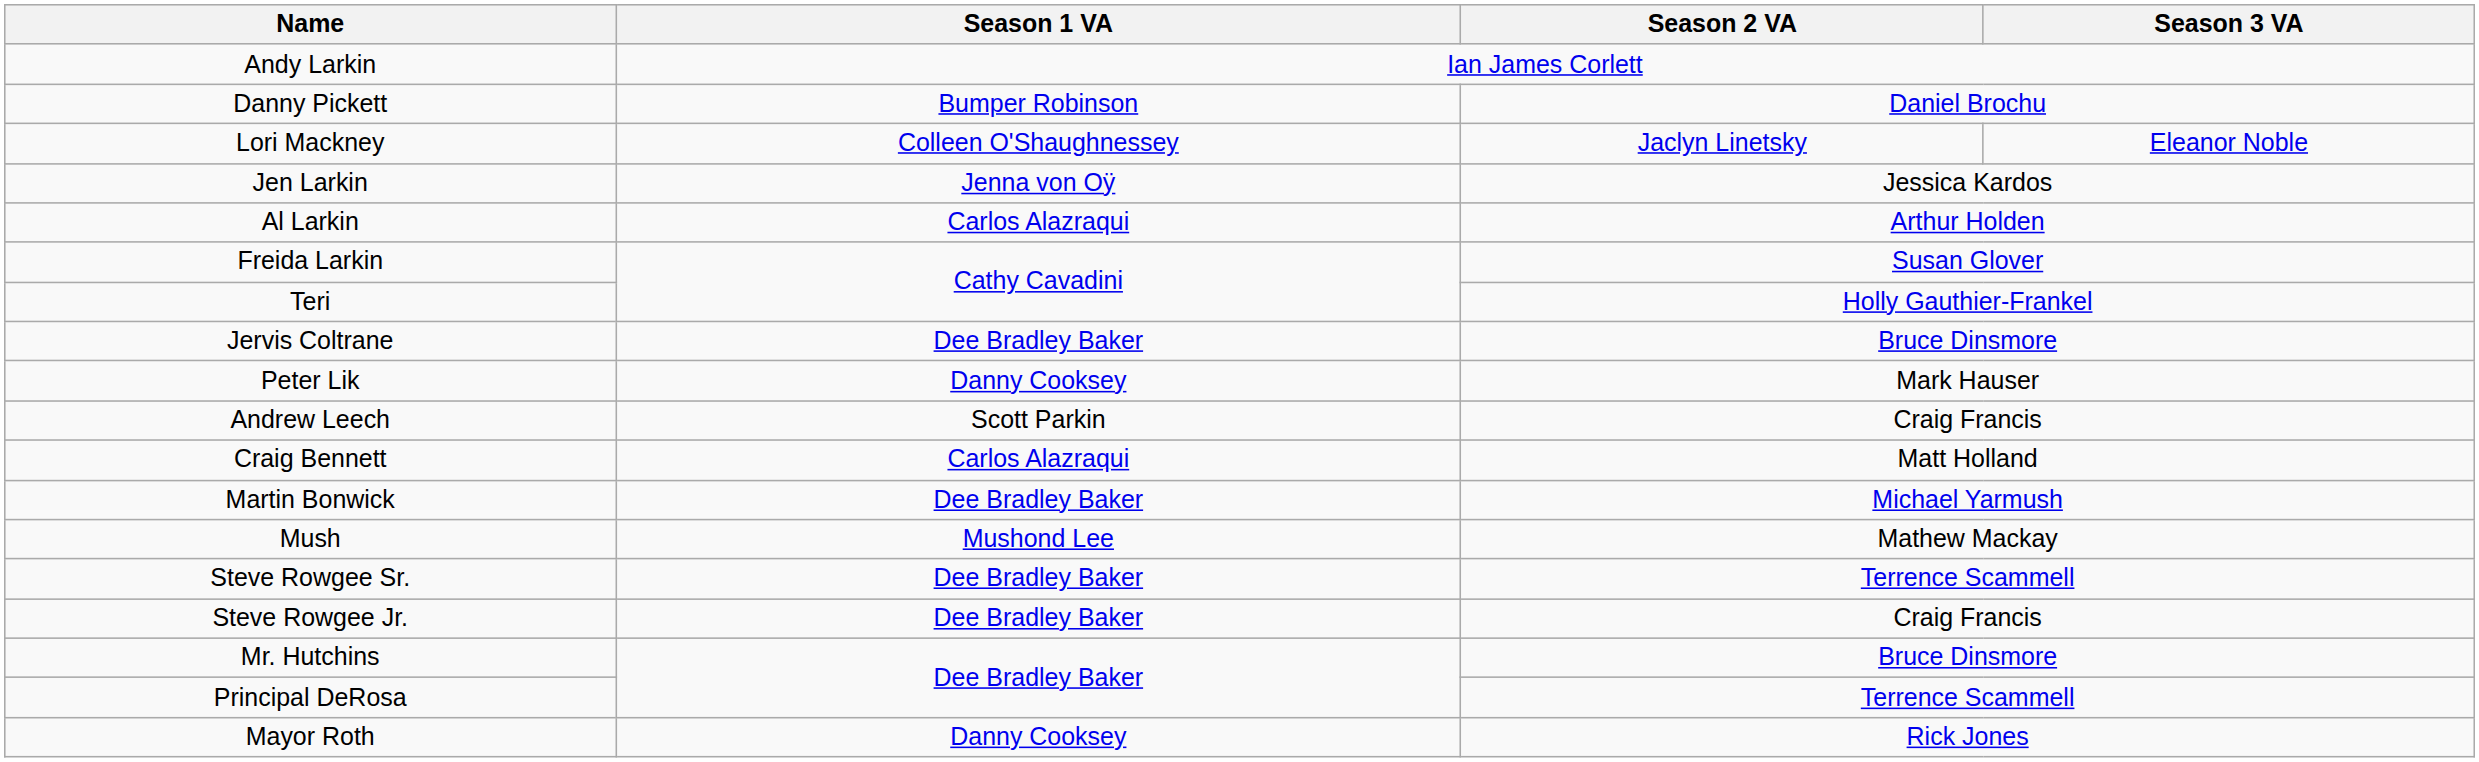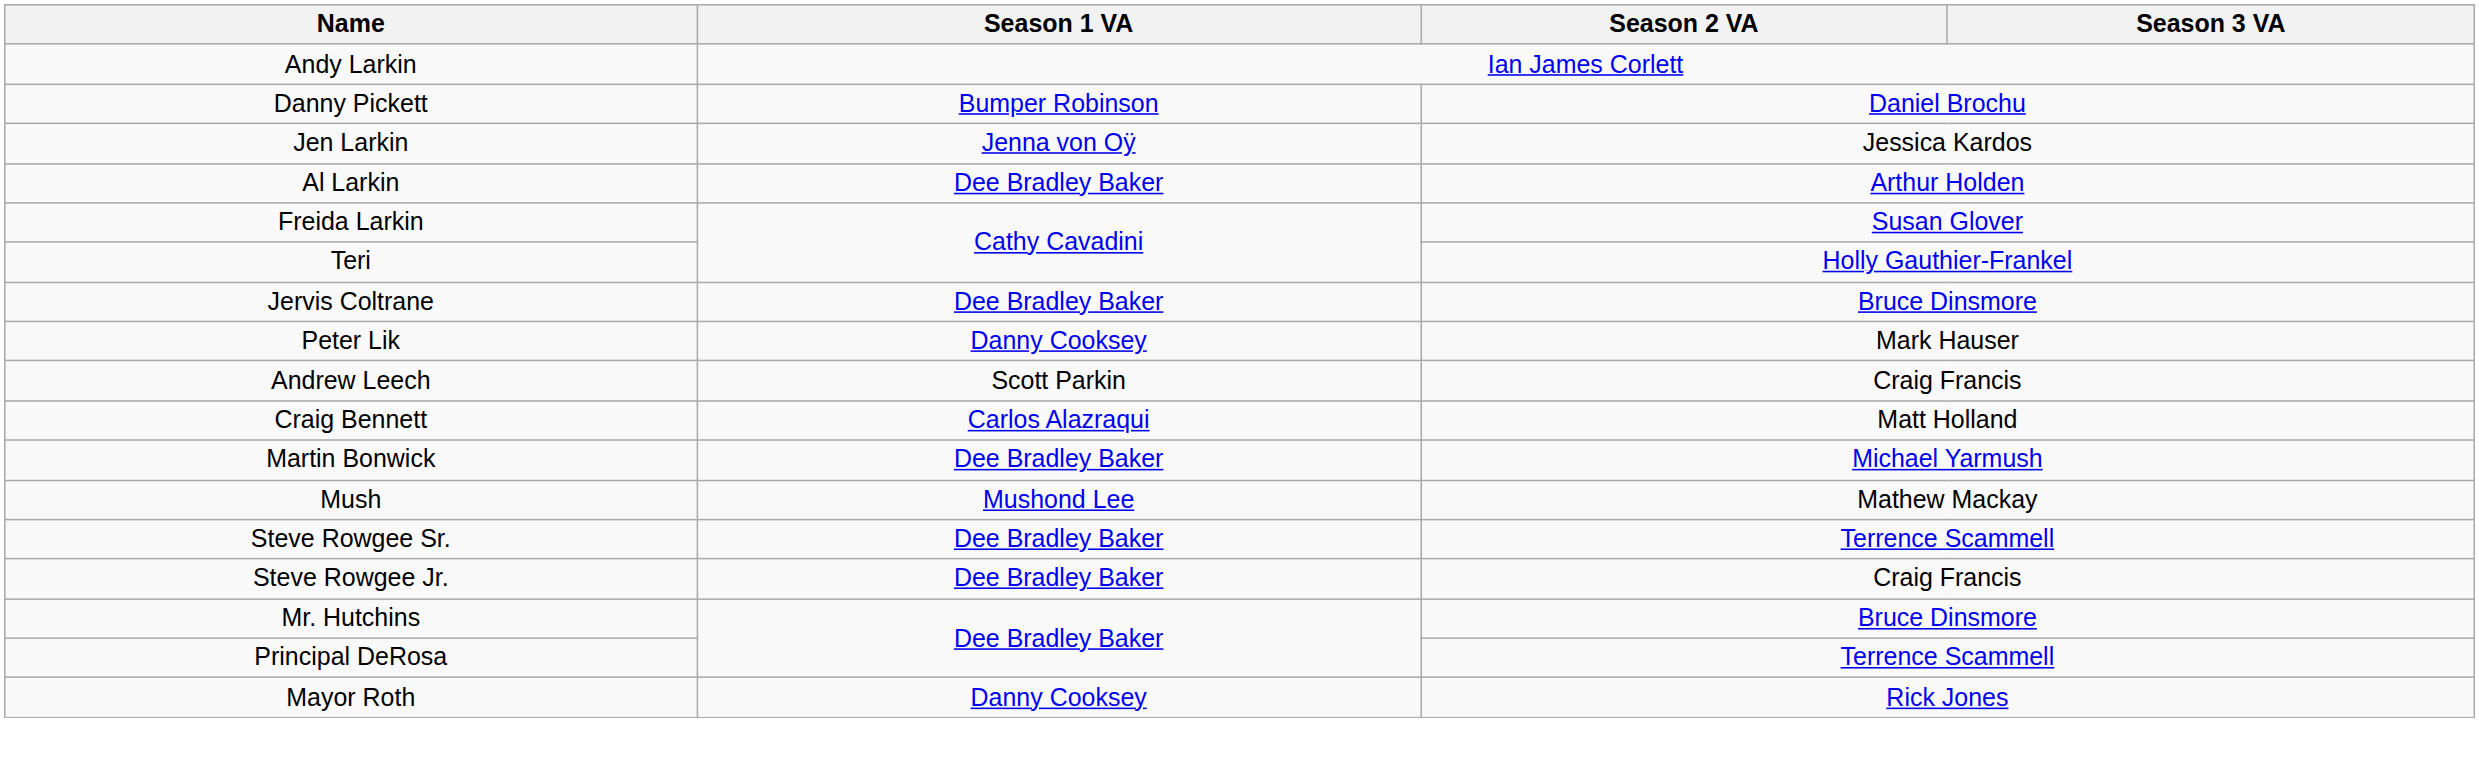- row: (310, 143)
(1038, 222) Carlos Alazraqui -> (1059, 182) Dee Bradley Baker
